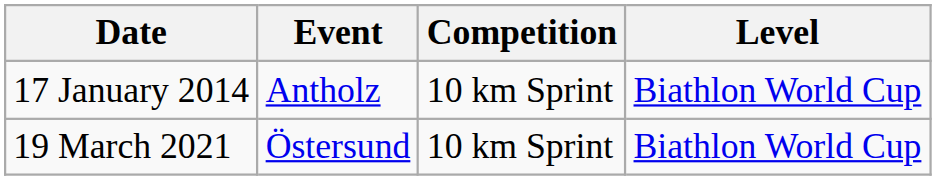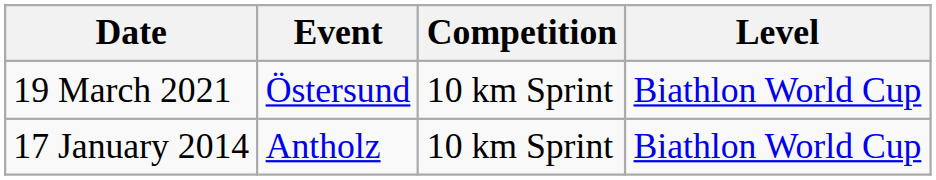rows swapped: (131, 89) <-> (122, 145)
